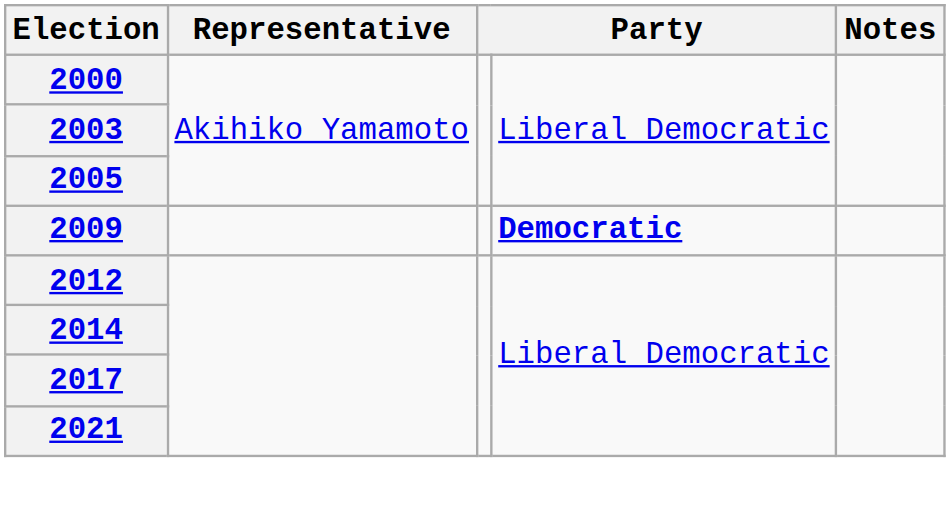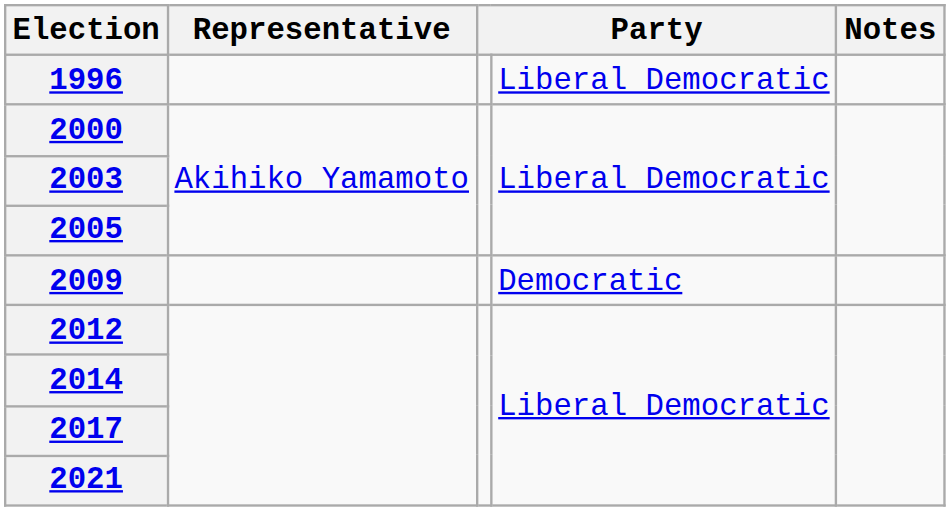+ row: (86, 80)
(590, 230) bold -> (590, 280) normal
